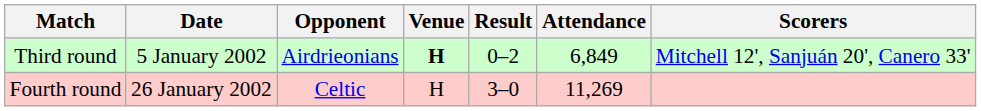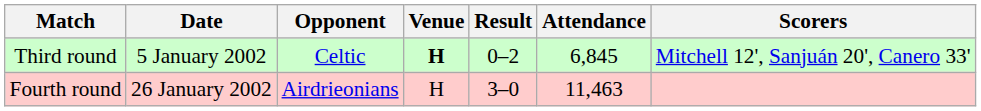(340, 55) Airdrieonians -> (340, 55) Celtic
(594, 55) 6,849 -> (594, 55) 6,845
(340, 88) Celtic -> (340, 88) Airdrieonians
(594, 88) 11,269 -> (594, 88) 11,463
